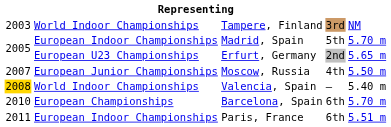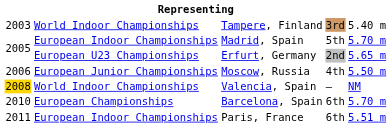(354, 25) NM -> (367, 25) 5.40 m
(18, 71) 2007 -> (18, 71) 2006
(367, 86) 5.40 m -> (354, 86) NM
